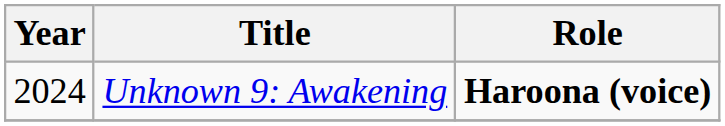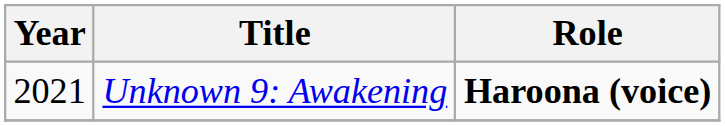(50, 90) 2024 -> (50, 90) 2021
